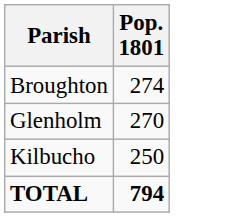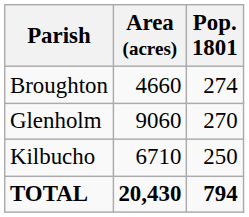+ column: (150, 35)
